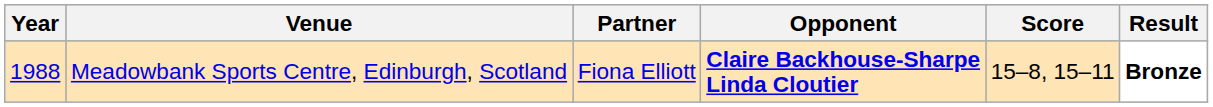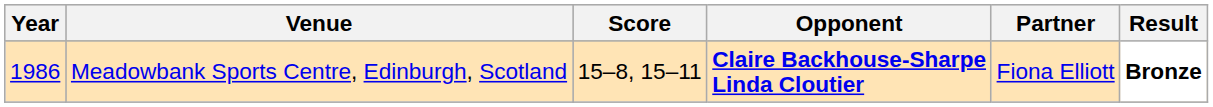columns swapped: (637, 23) <-> (1053, 23)
(35, 71) 1988 -> (35, 71) 1986
